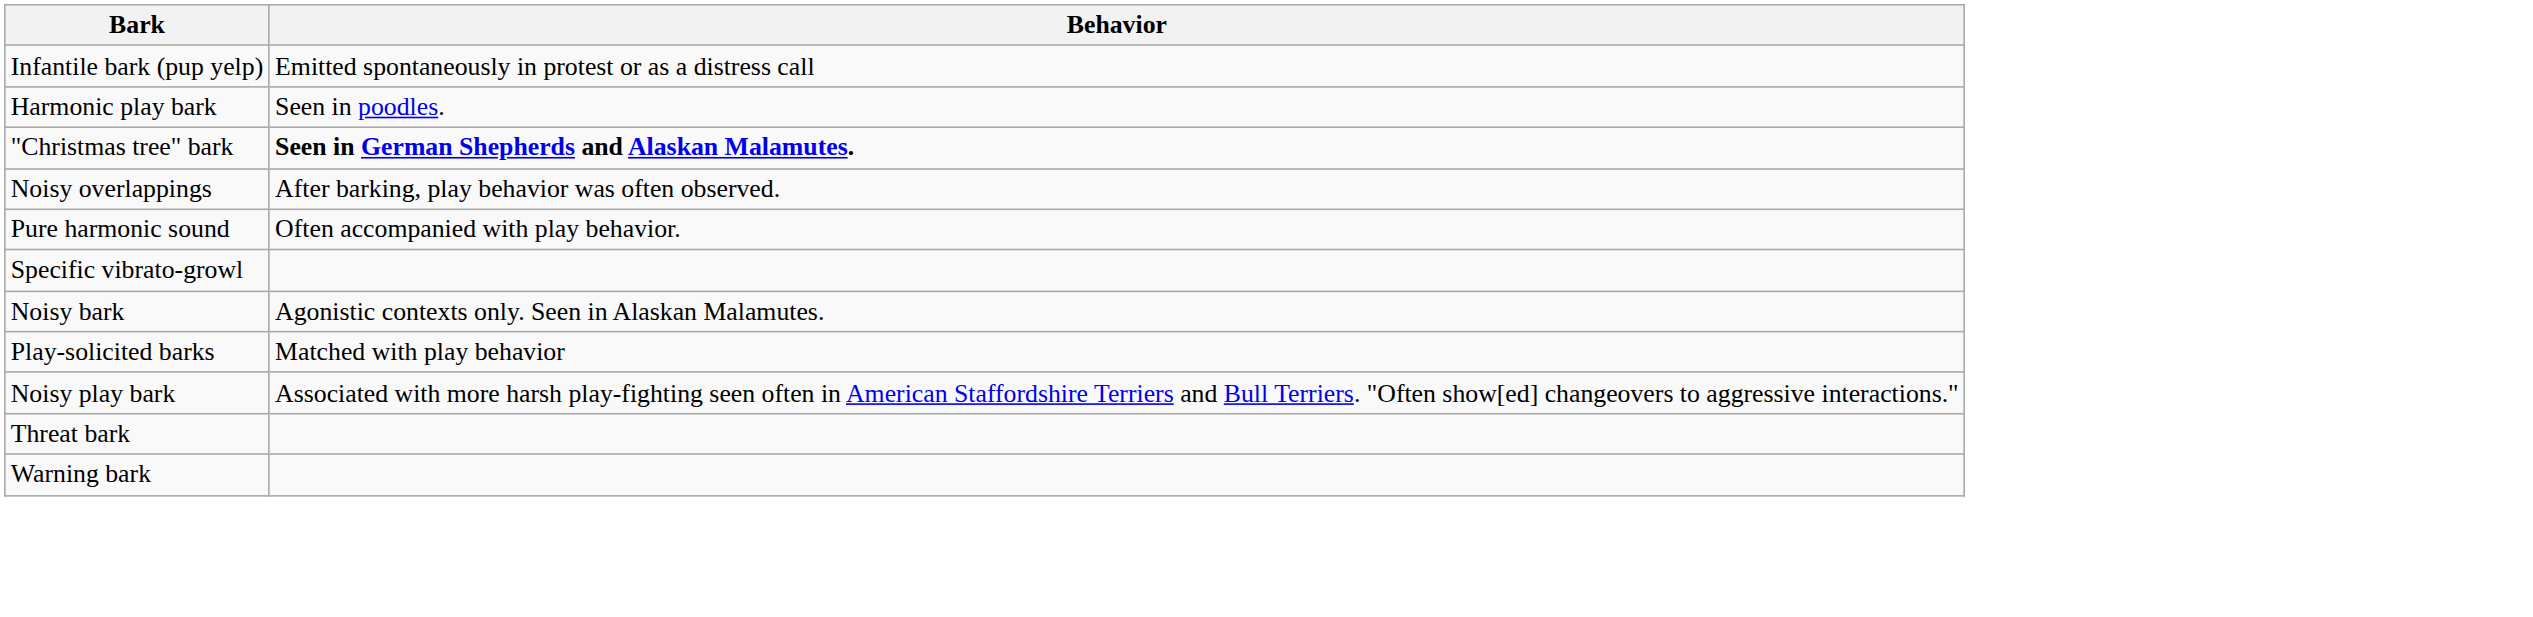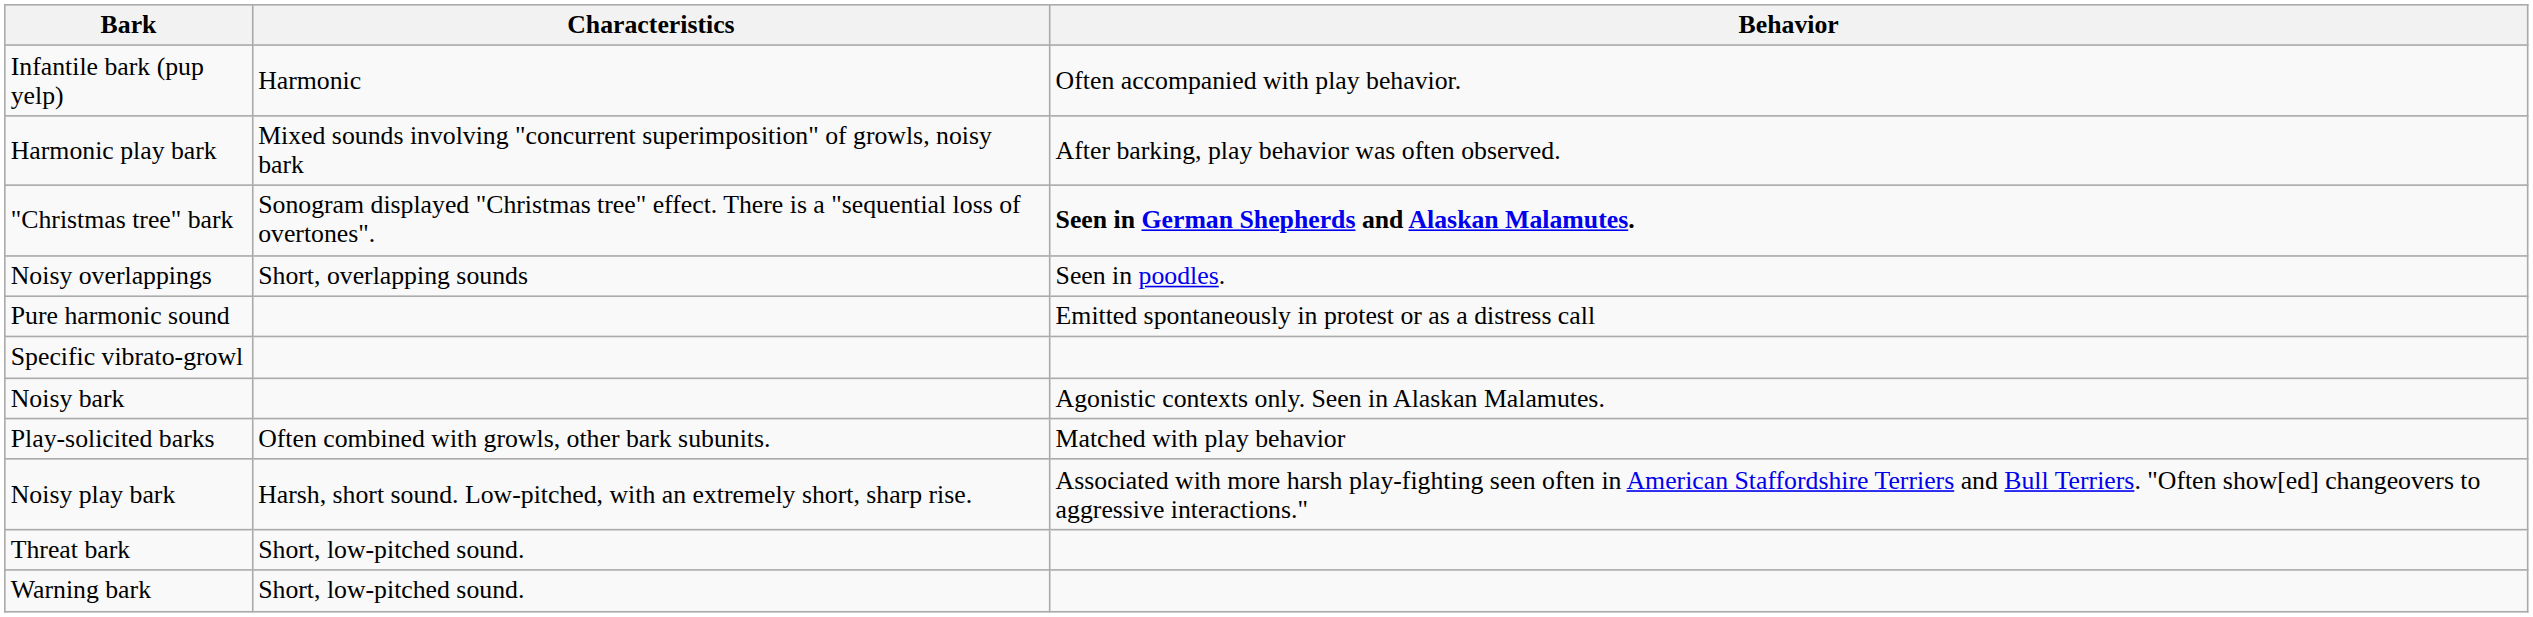+ column: (651, 24)
(545, 65) Emitted spontaneously in protest or as a distress call -> (1258, 80) Often accompanied with play behavior.
(360, 106) Seen in poodles. -> (1308, 150) After barking, play behavior was often observed.
(528, 188) After barking, play behavior was often observed. -> (1140, 275) Seen in poodles.
(478, 229) Often accompanied with play behavior. -> (1325, 316) Emitted spontaneously in protest or as a distress call
